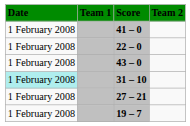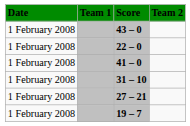rows swapped: (129, 63) <-> (129, 29)
(41, 80) paleturquoise background -> (41, 80) no background
